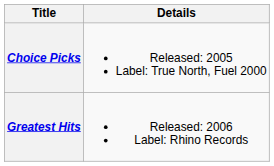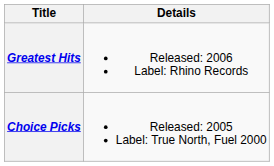rows swapped: (44, 57) <-> (44, 126)
